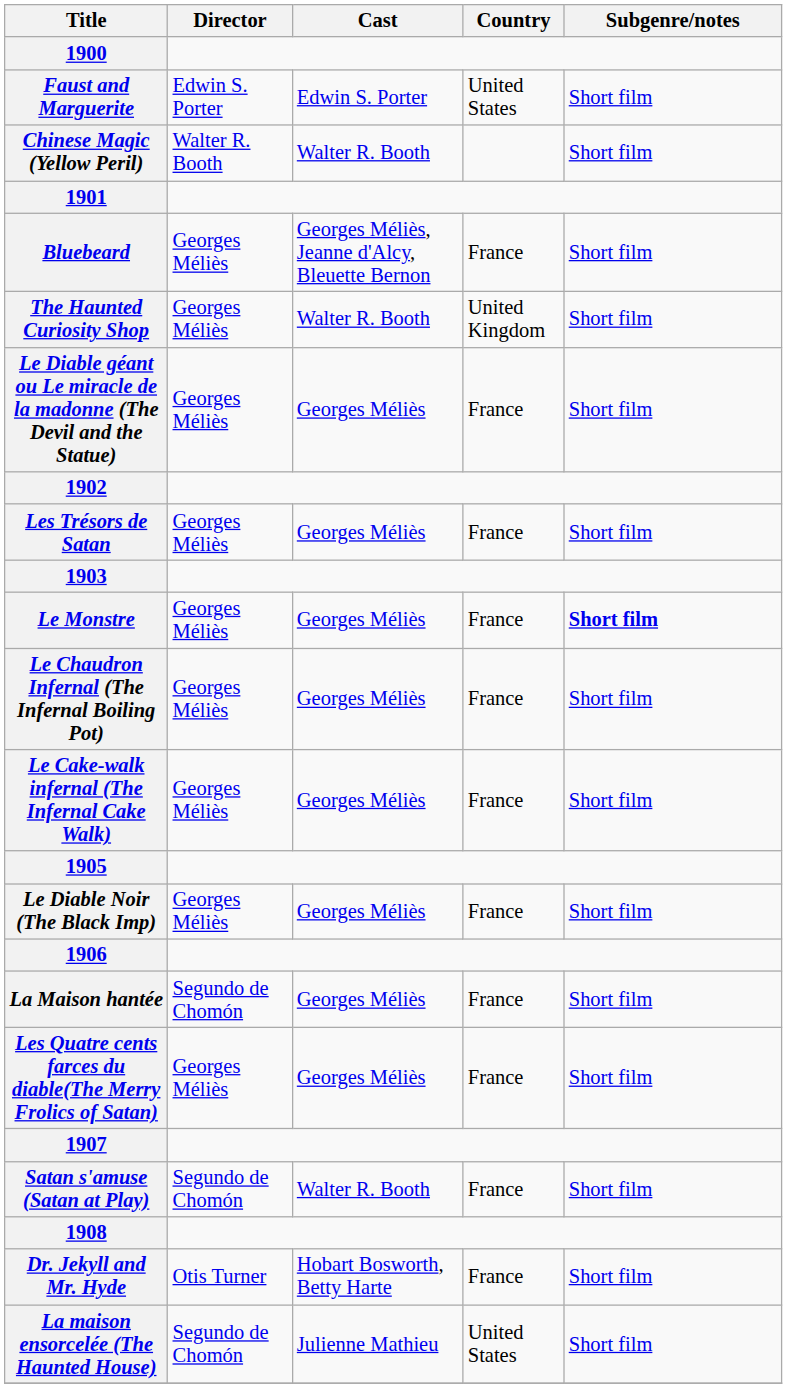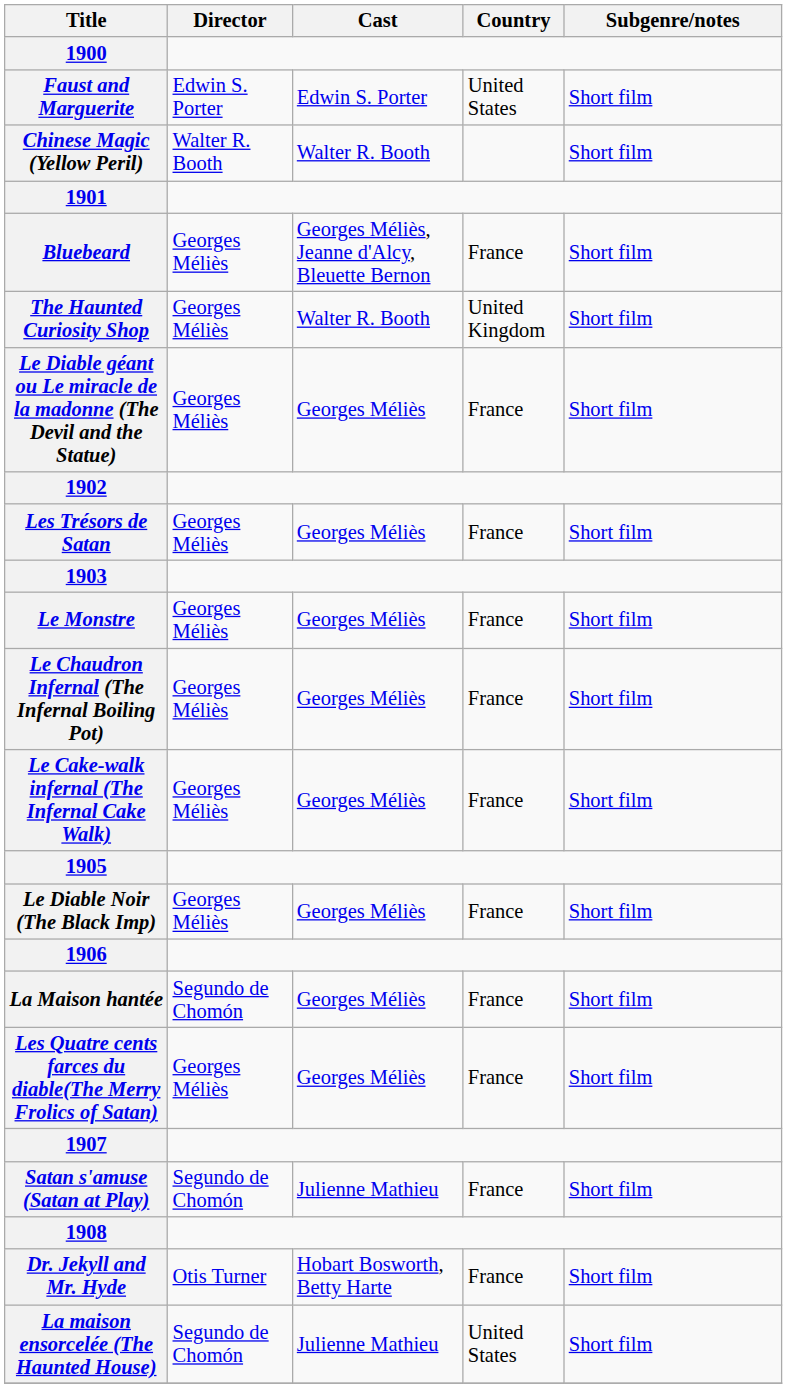(613, 619) bold -> (611, 619) normal
(363, 1188) Walter R. Booth -> (368, 1188) Julienne Mathieu
